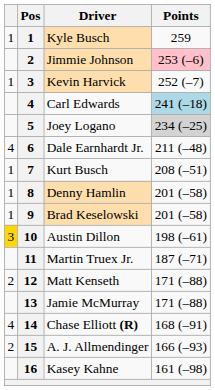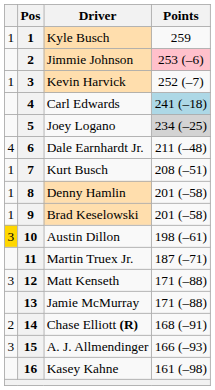(11, 280) 2 -> (11, 280) 3
(11, 324) 4 -> (11, 324) 2
(11, 346) 2 -> (11, 346) 3
